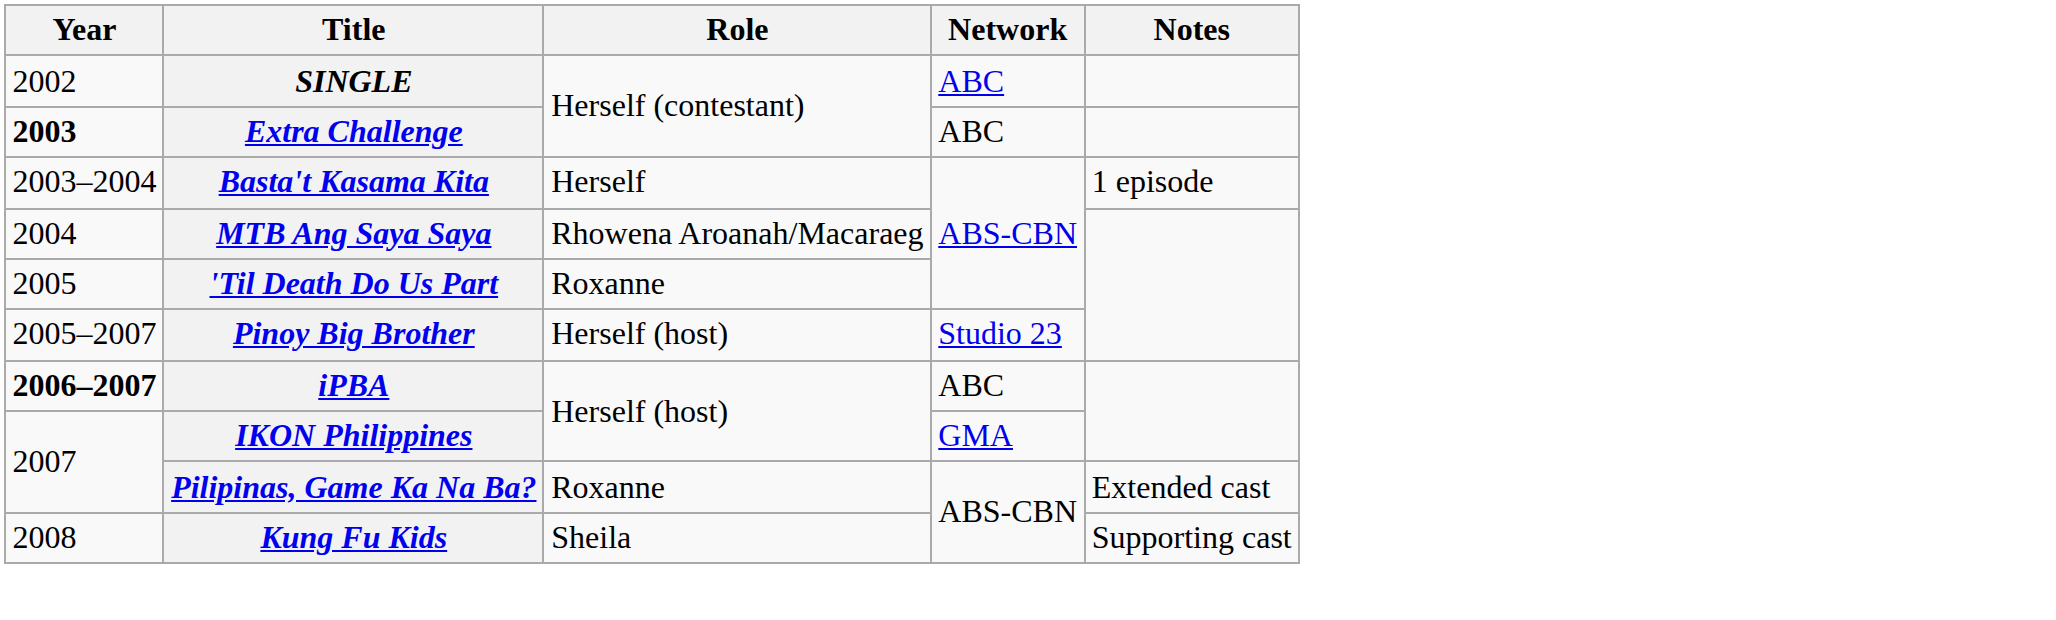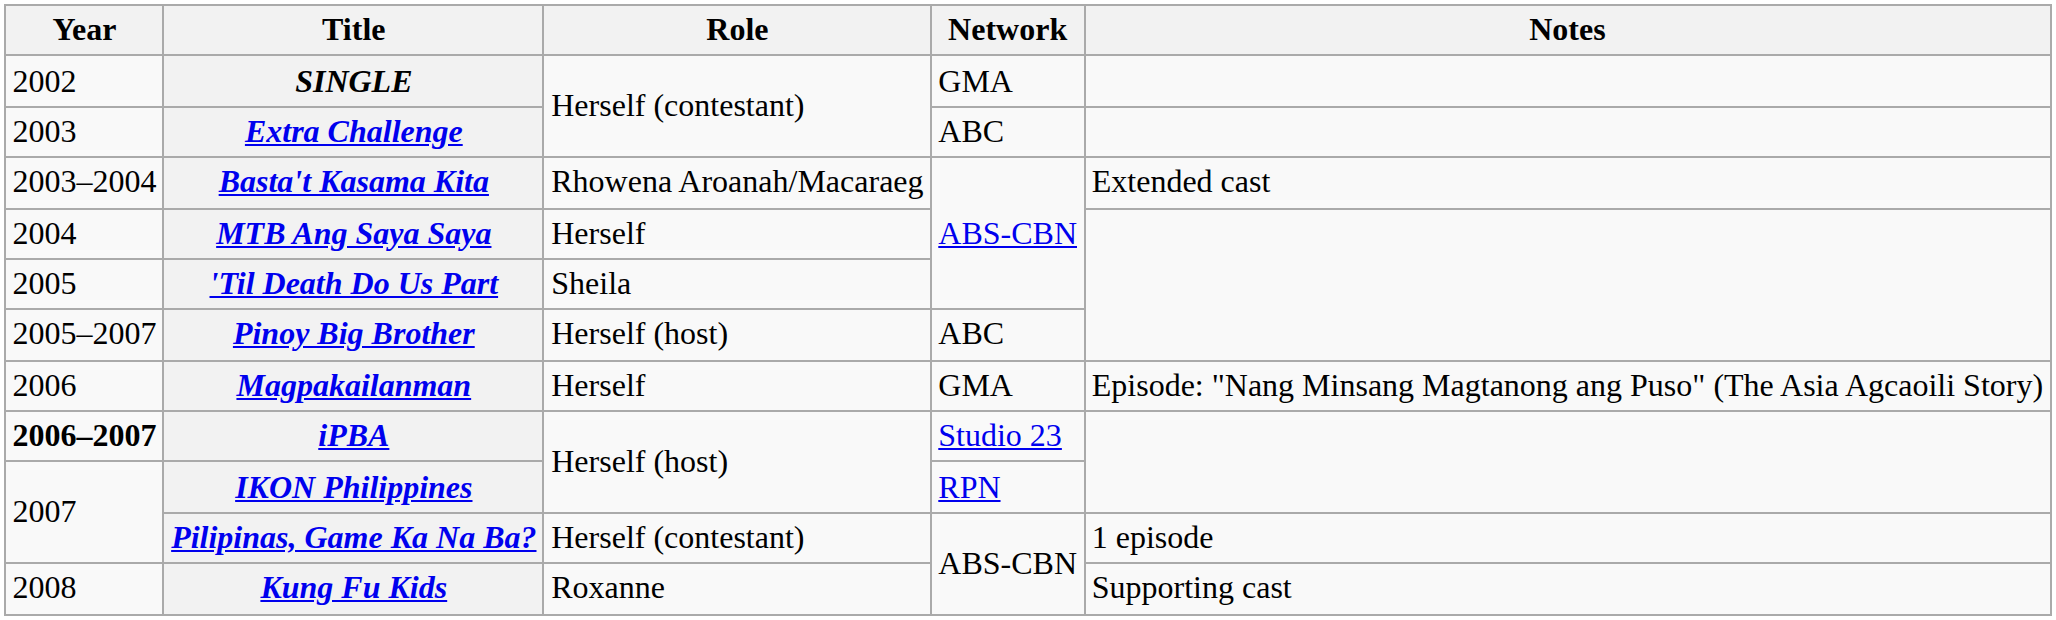(971, 80) ABC -> (976, 80) GMA
(44, 131) bold -> (44, 131) normal
(598, 182) Herself -> (737, 182) Rhowena Aroanah/Macaraeg
(1153, 182) 1 episode -> (1181, 182) Extended cast
(737, 232) Rhowena Aroanah/Macaraeg -> (598, 232) Herself
(608, 283) Roxanne -> (591, 283) Sheila
(1000, 334) Studio 23 -> (971, 334) ABC
+ row: (354, 385)
(971, 385) ABC -> (1000, 435) Studio 23
(976, 435) GMA -> (969, 486) RPN
(608, 486) Roxanne -> (678, 537) Herself (contestant)
(1181, 486) Extended cast -> (1153, 537) 1 episode
(591, 537) Sheila -> (608, 588) Roxanne
